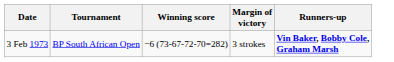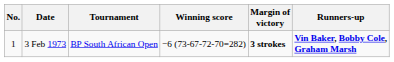+ column: (13, 17)
(249, 44) normal -> (268, 44) bold
